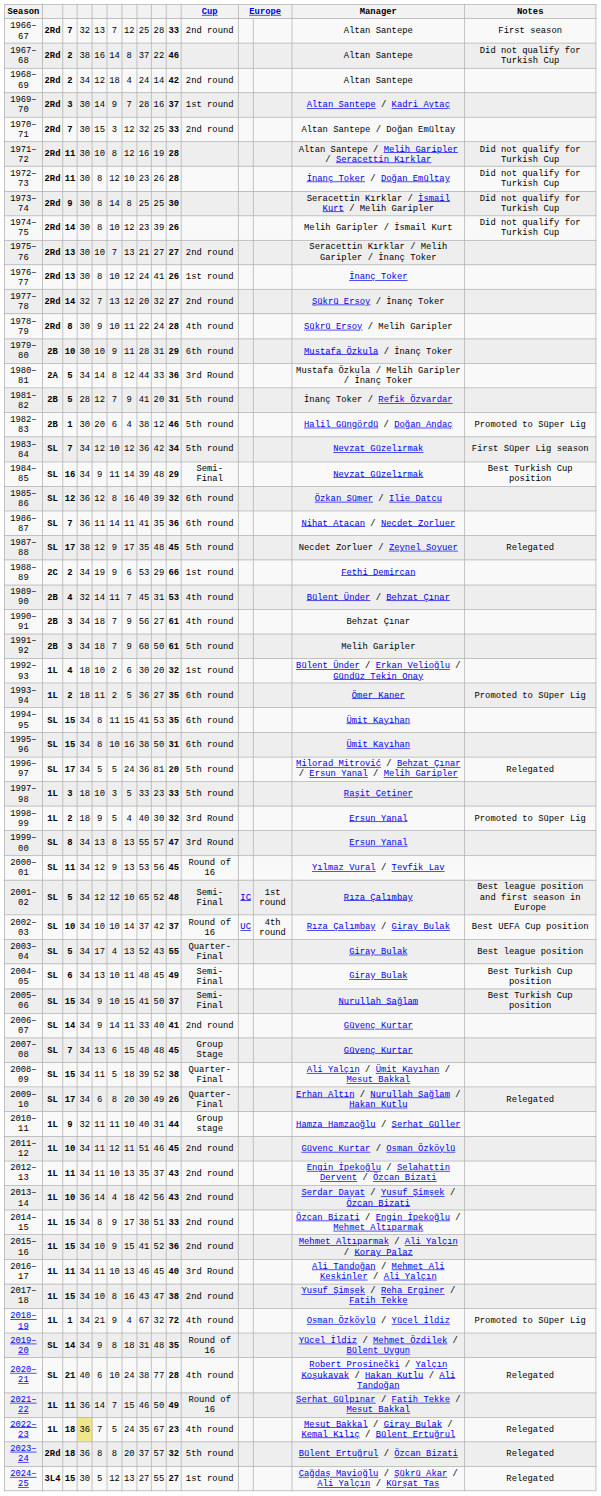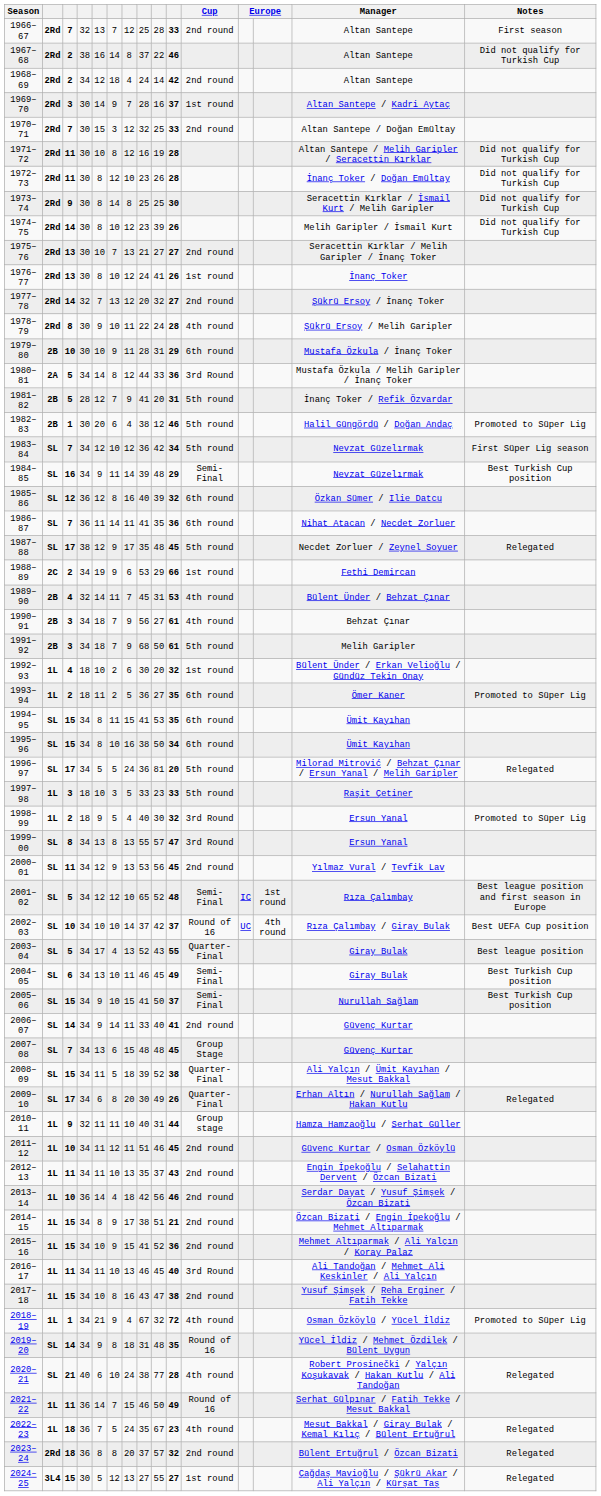(174, 745) 31 -> (174, 745) 34
(210, 868) Round of 16 -> (210, 868) 2nd round
(144, 976) 48 -> (144, 976) 46
(174, 1198) 43 -> (174, 1198) 46
(174, 1222) 33 -> (174, 1222) 21
(85, 1429) khaki background -> (85, 1429) no background
(210, 1454) 5th round -> (210, 1454) 2nd round
